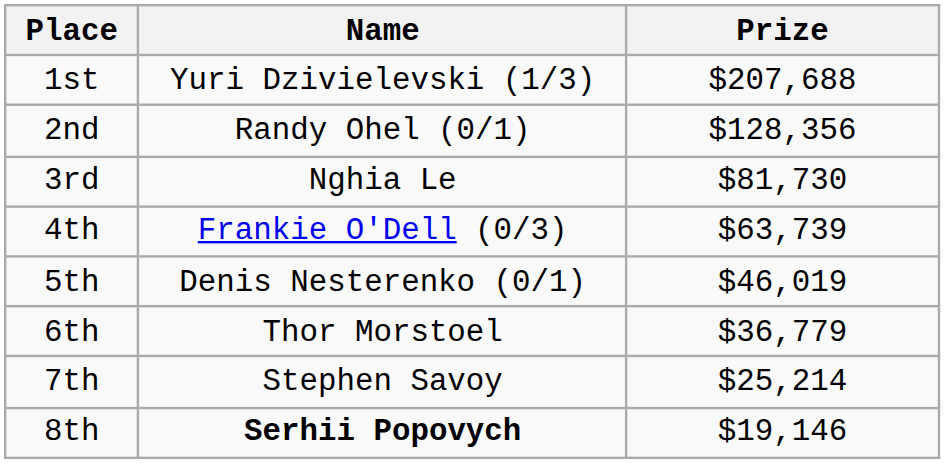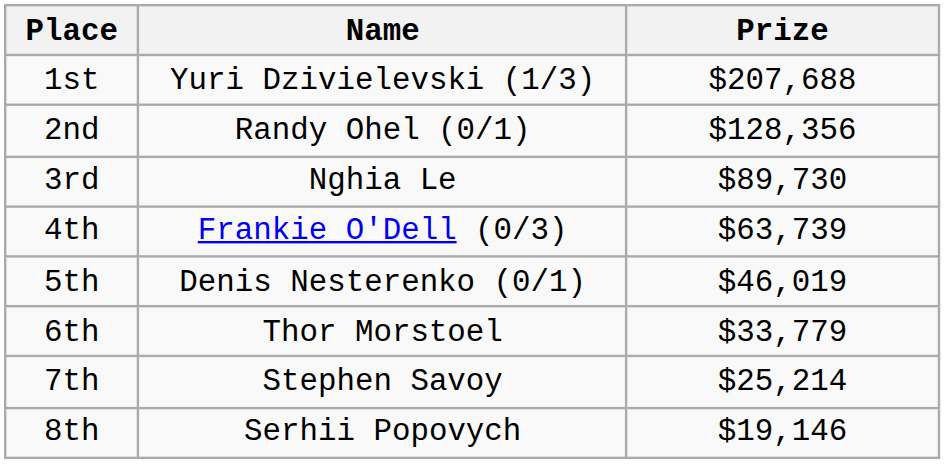(782, 181) $81,730 -> (782, 181) $89,730
(782, 332) $36,779 -> (782, 332) $33,779
(383, 432) bold -> (383, 432) normal
